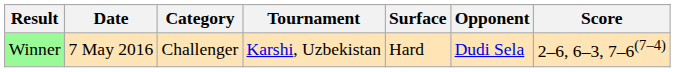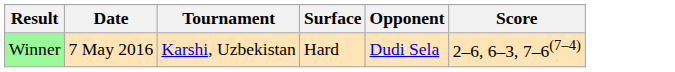- column: (200, 18)
